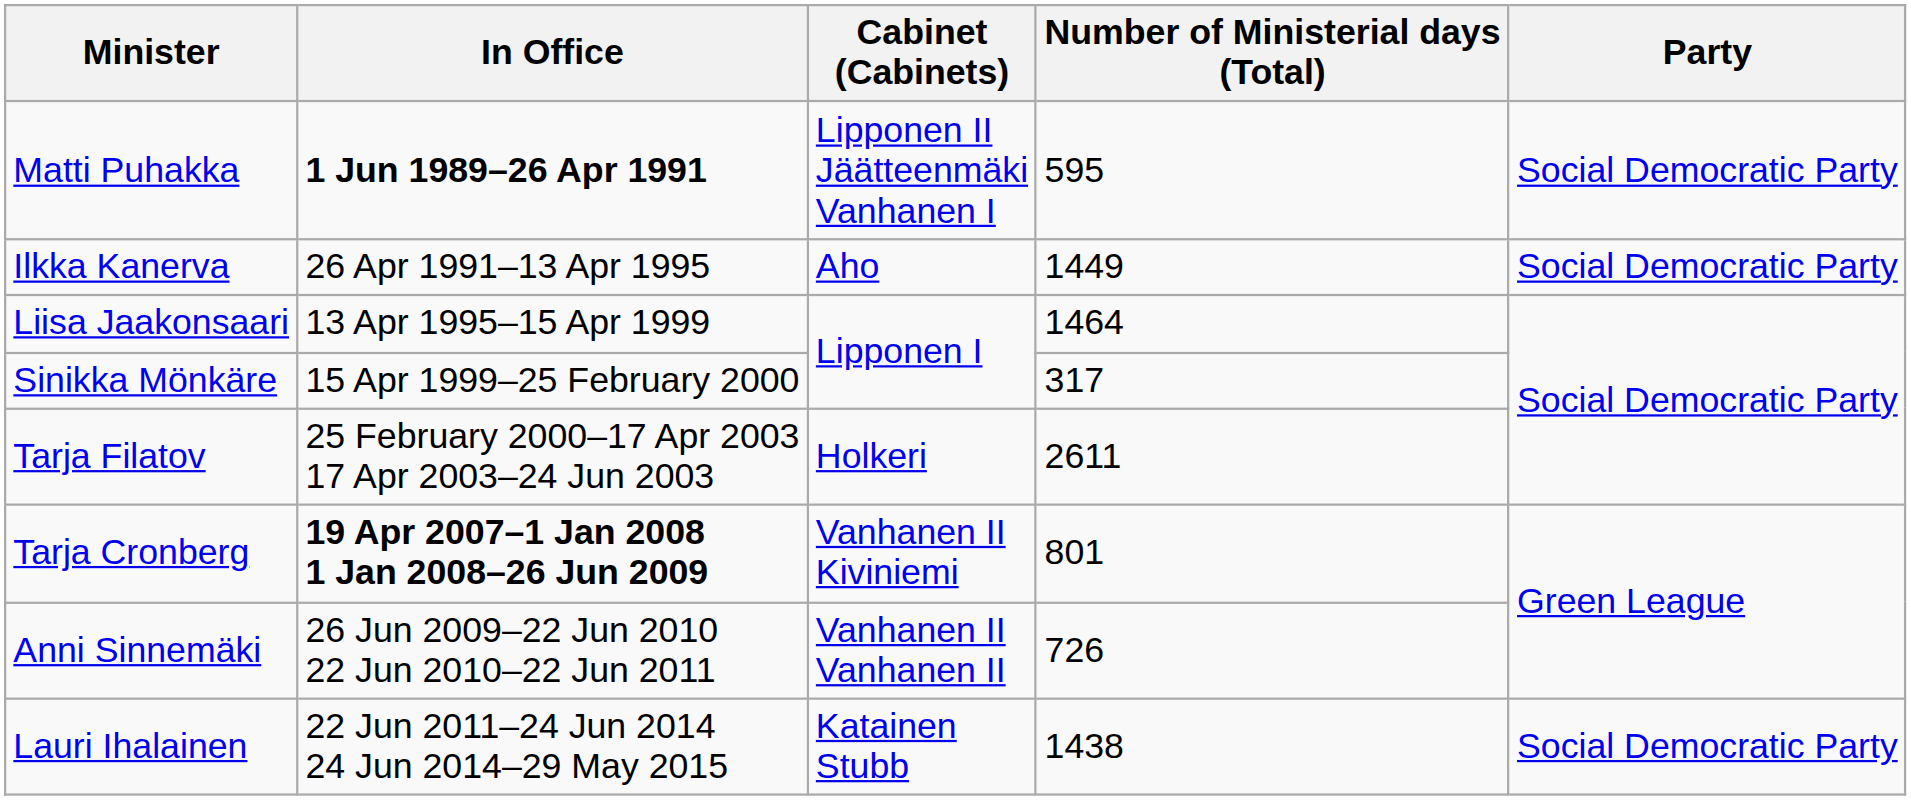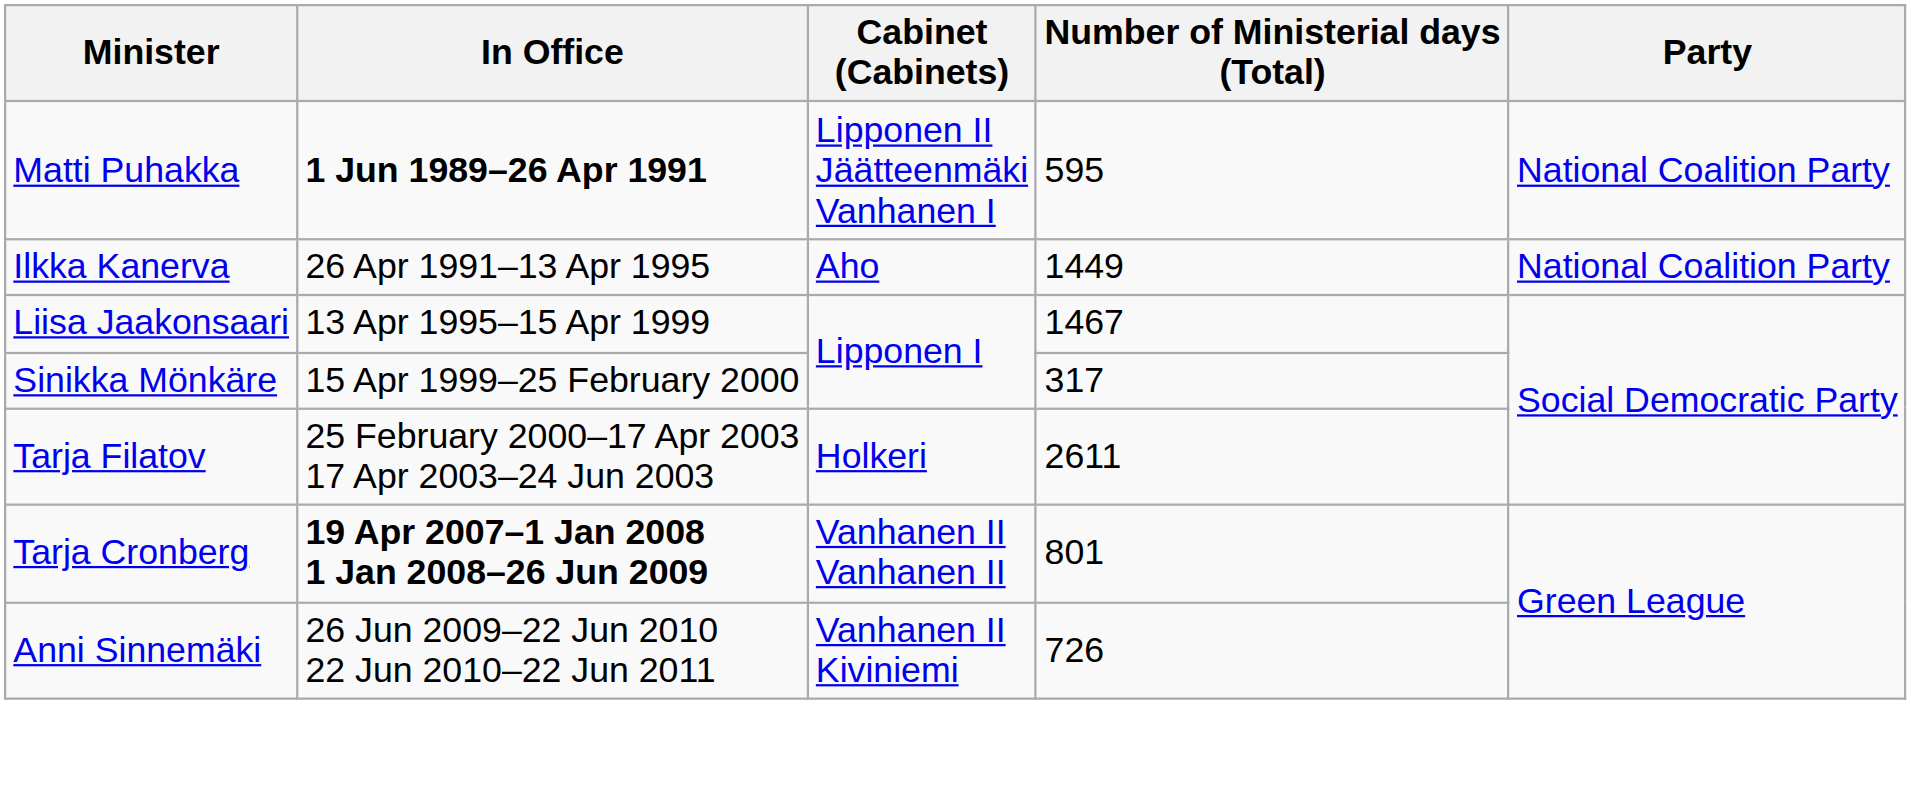(1707, 169) Social Democratic Party -> (1703, 169) National Coalition Party
(1707, 266) Social Democratic Party -> (1703, 266) National Coalition Party
(1084, 322) 1464 -> (1084, 322) 1467
(911, 552) Vanhanen II Kiviniemi -> (911, 552) Vanhanen II Vanhanen II
(911, 649) Vanhanen II Vanhanen II -> (911, 649) Vanhanen II Kiviniemi
- row: (130, 746)
